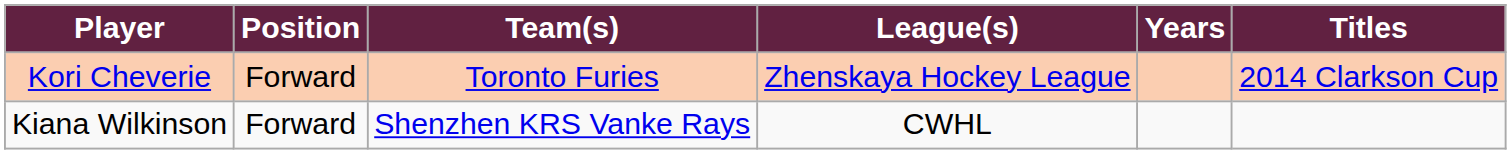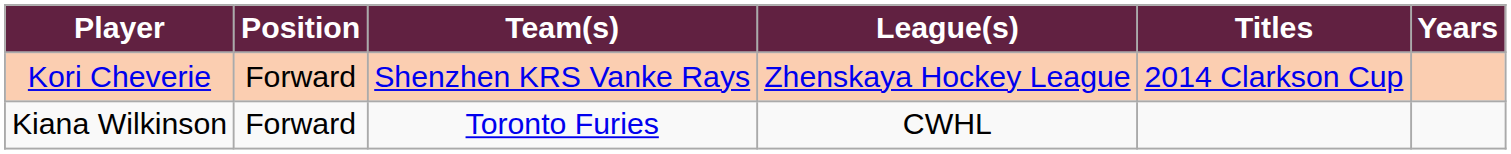columns swapped: (1185, 28) <-> (1369, 28)
(562, 76) Toronto Furies -> (562, 76) Shenzhen KRS Vanke Rays
(562, 124) Shenzhen KRS Vanke Rays -> (562, 124) Toronto Furies
